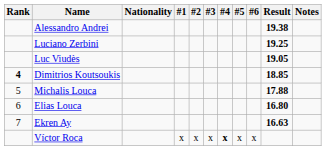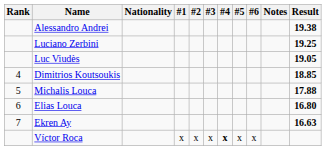columns swapped: (277, 12) <-> (307, 12)
(18, 75) bold -> (18, 75) normal
